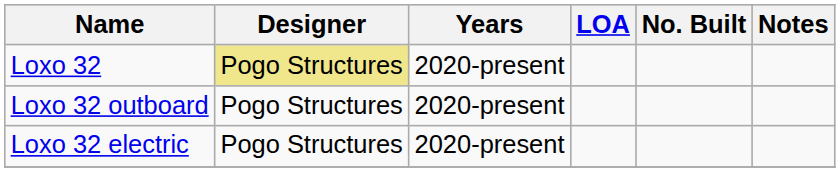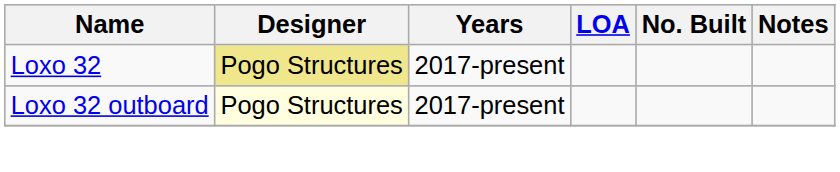(490, 65) 2020-present -> (490, 65) 2017-present
(312, 105) no background -> (312, 105) lightyellow background
(490, 105) 2020-present -> (490, 105) 2017-present
- row: (100, 145)
